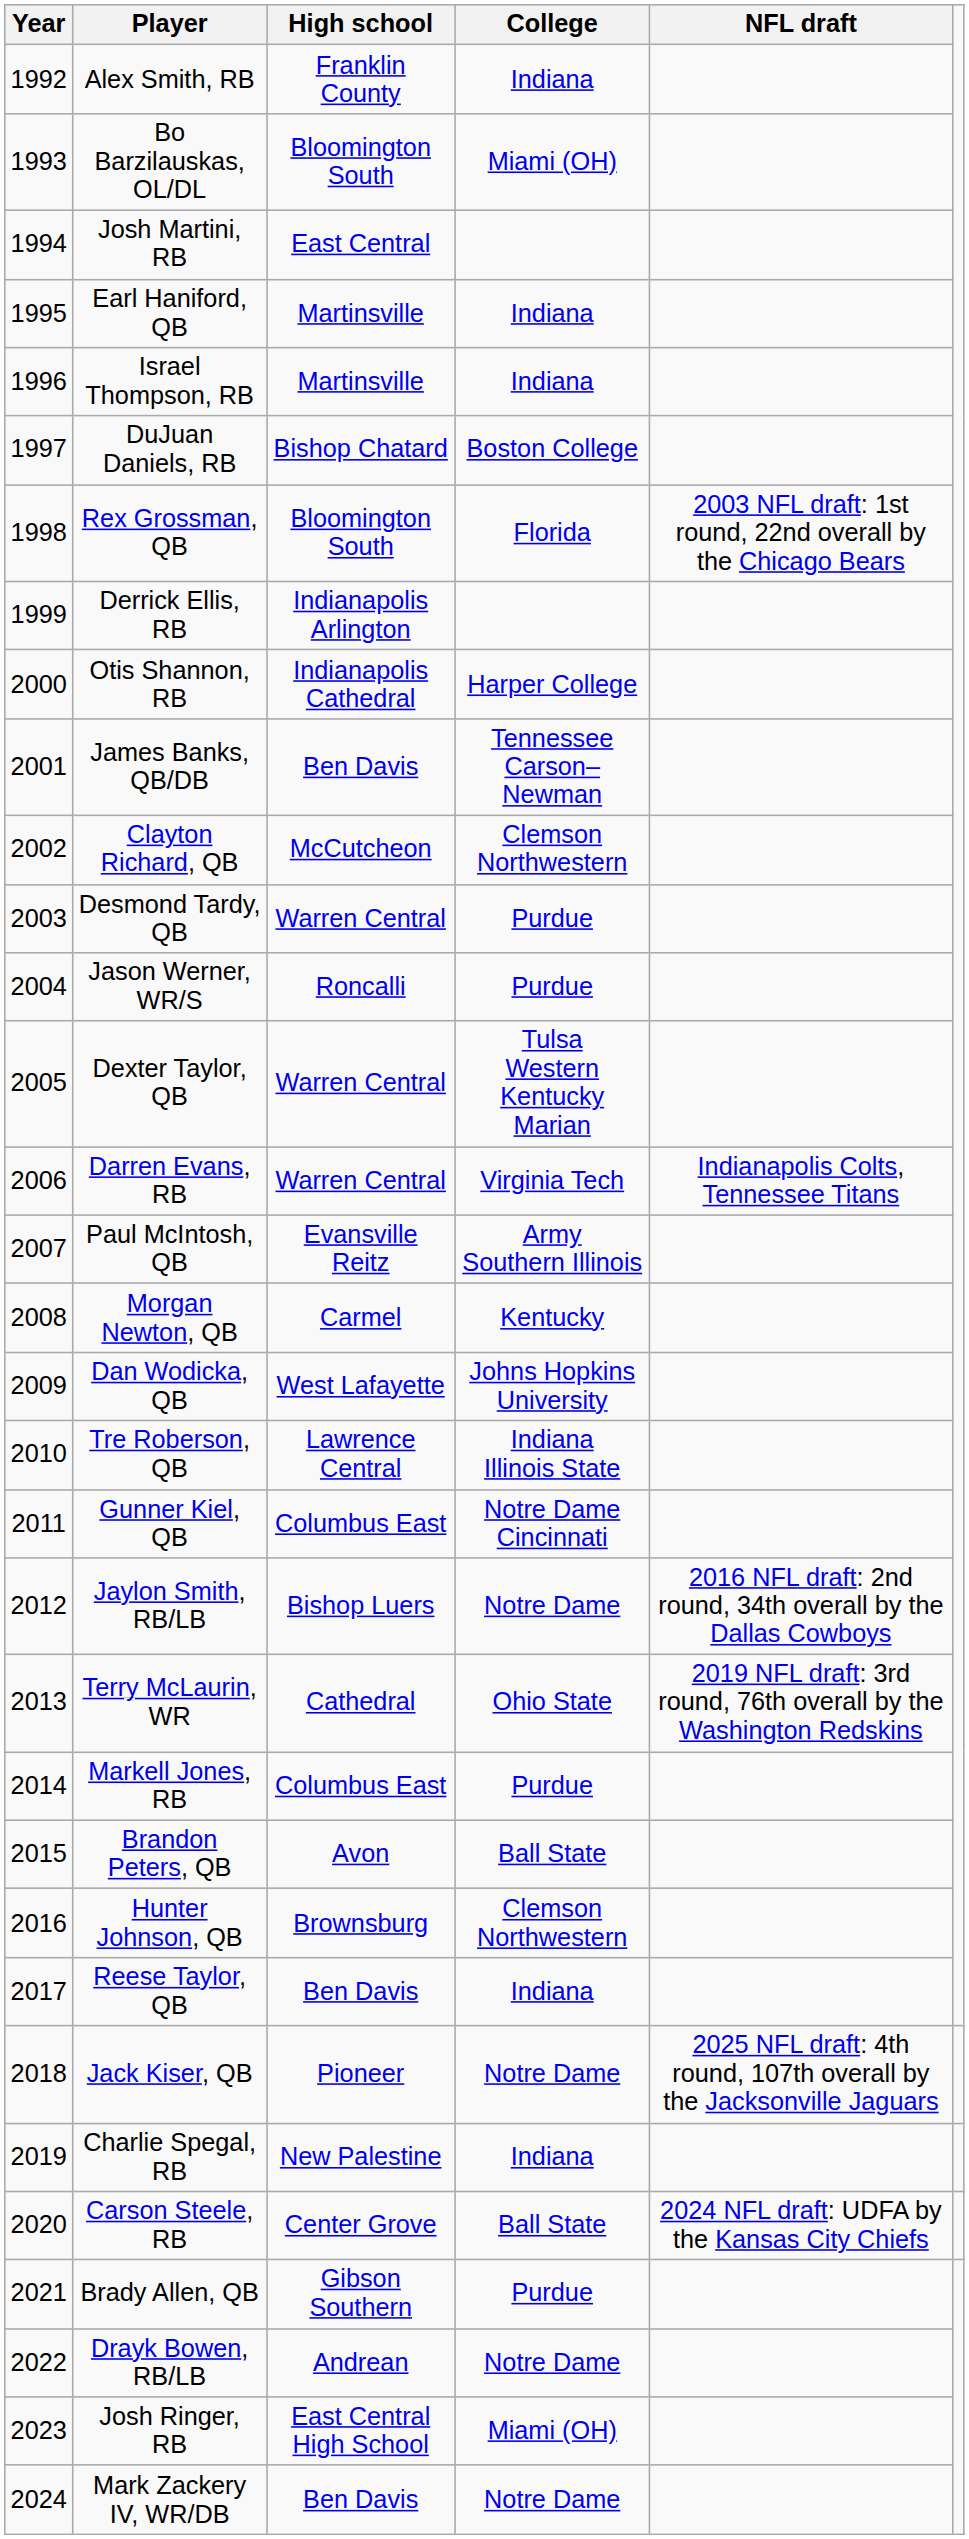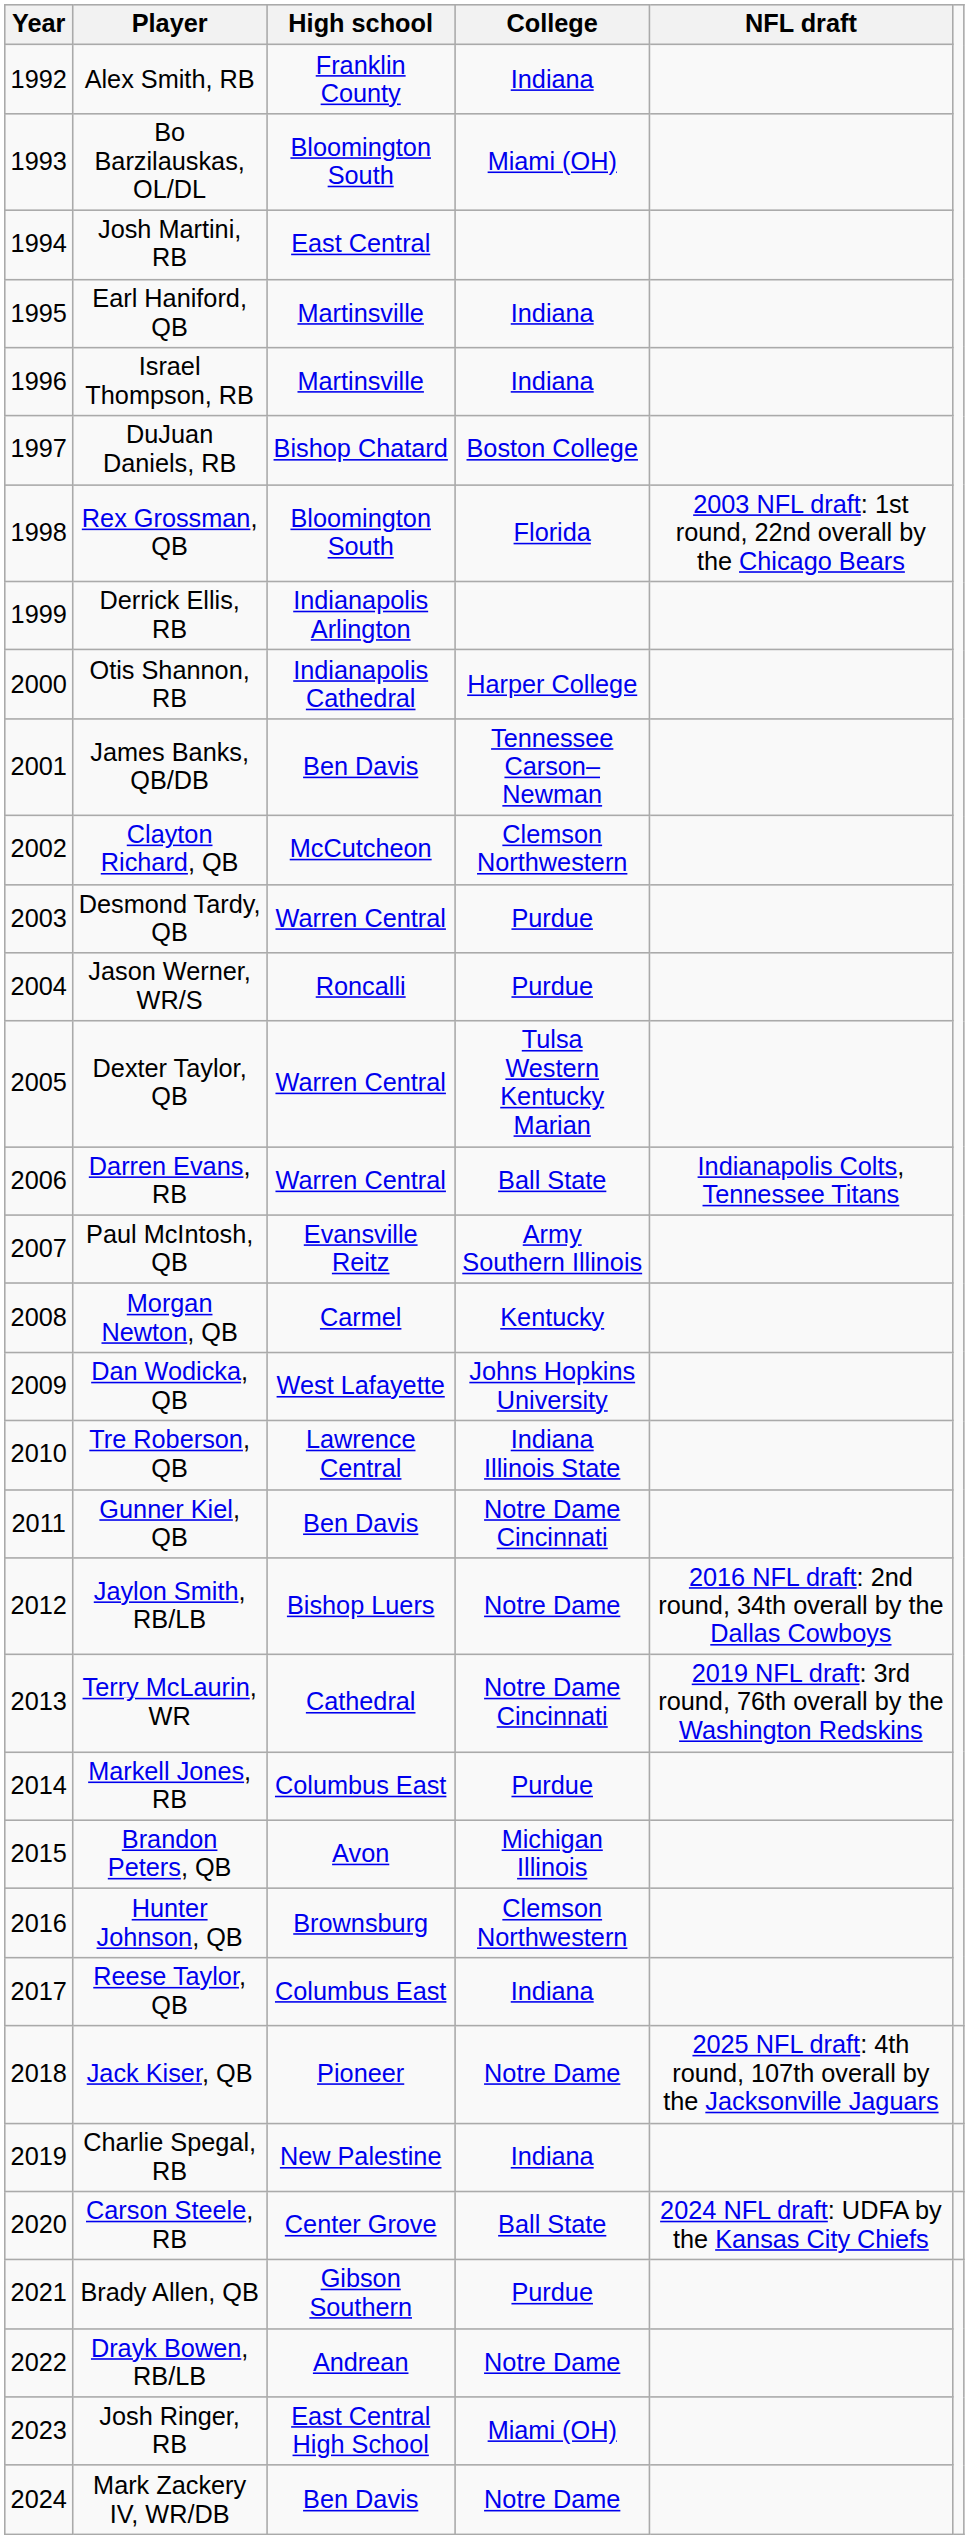(552, 1180) Virginia Tech -> (552, 1180) Ball State
(361, 1523) Columbus East -> (361, 1523) Ben Davis
(552, 1702) Ohio State -> (552, 1702) Notre Dame Cincinnati
(552, 1854) Ball State -> (552, 1854) Michigan Illinois
(361, 1991) Ben Davis -> (361, 1991) Columbus East
